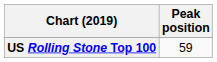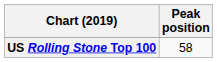(186, 47) 59 -> (186, 47) 58
